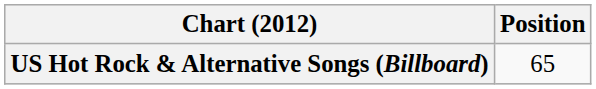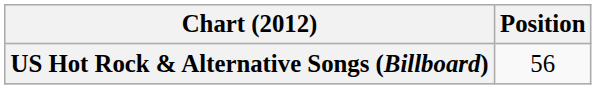(543, 63) 65 -> (543, 63) 56
